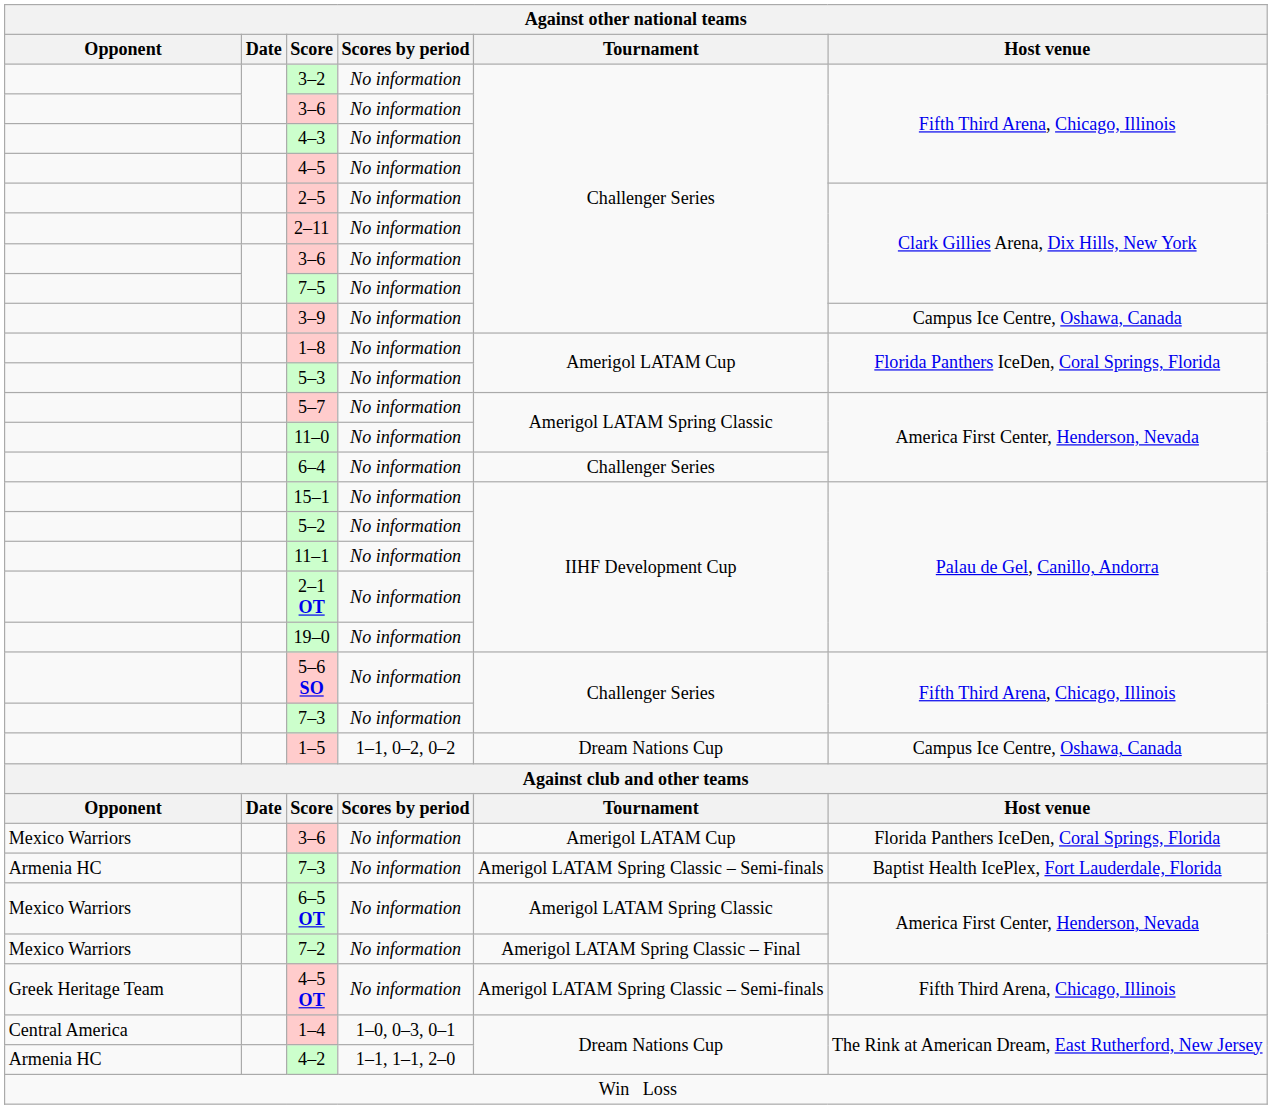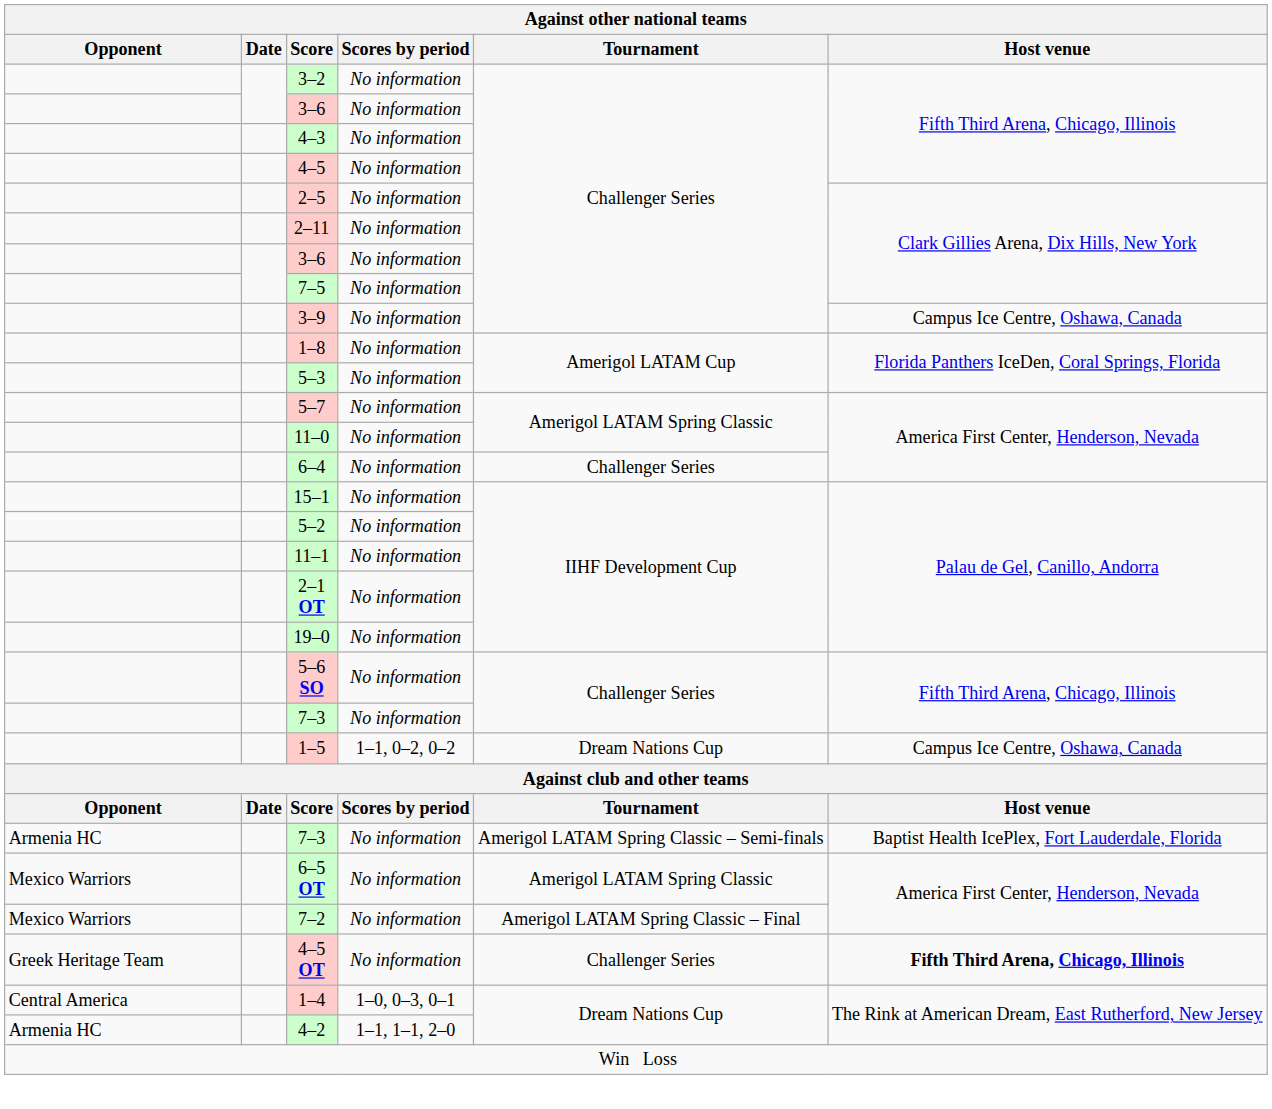- row: (70, 837)
(651, 989) Amerigol LATAM Spring Classic – Semi-finals -> (651, 959) Challenger Series
(1047, 989) normal -> (1047, 959) bold
